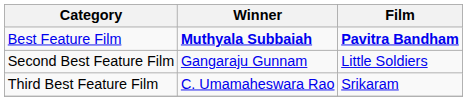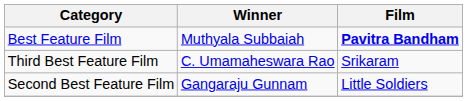(246, 38) bold -> (243, 38) normal
rows swapped: (91, 61) <-> (83, 84)
